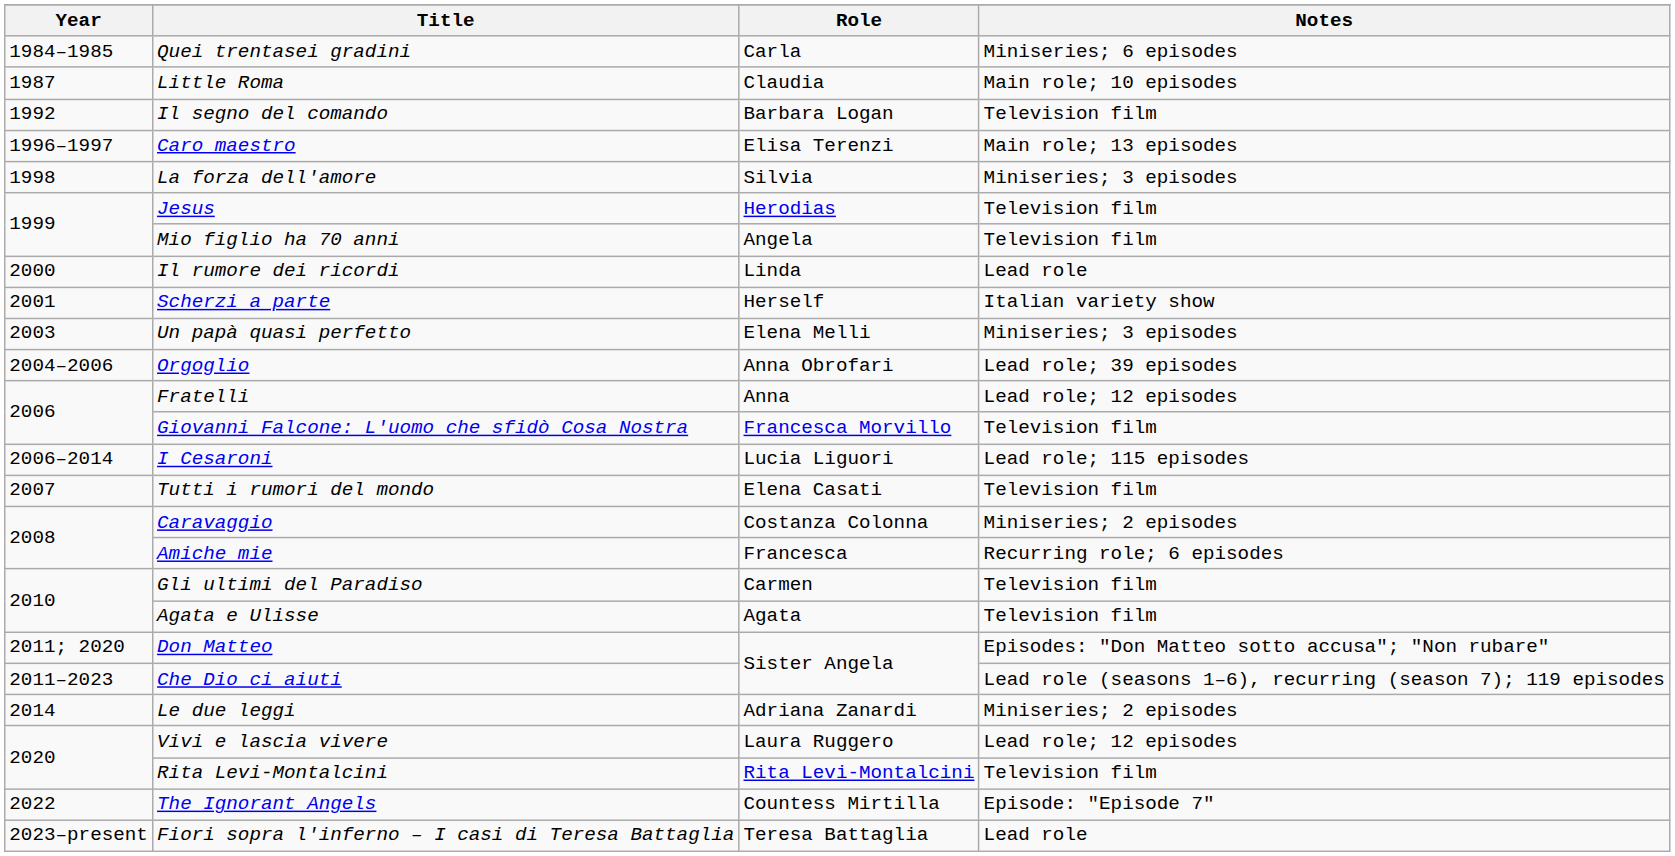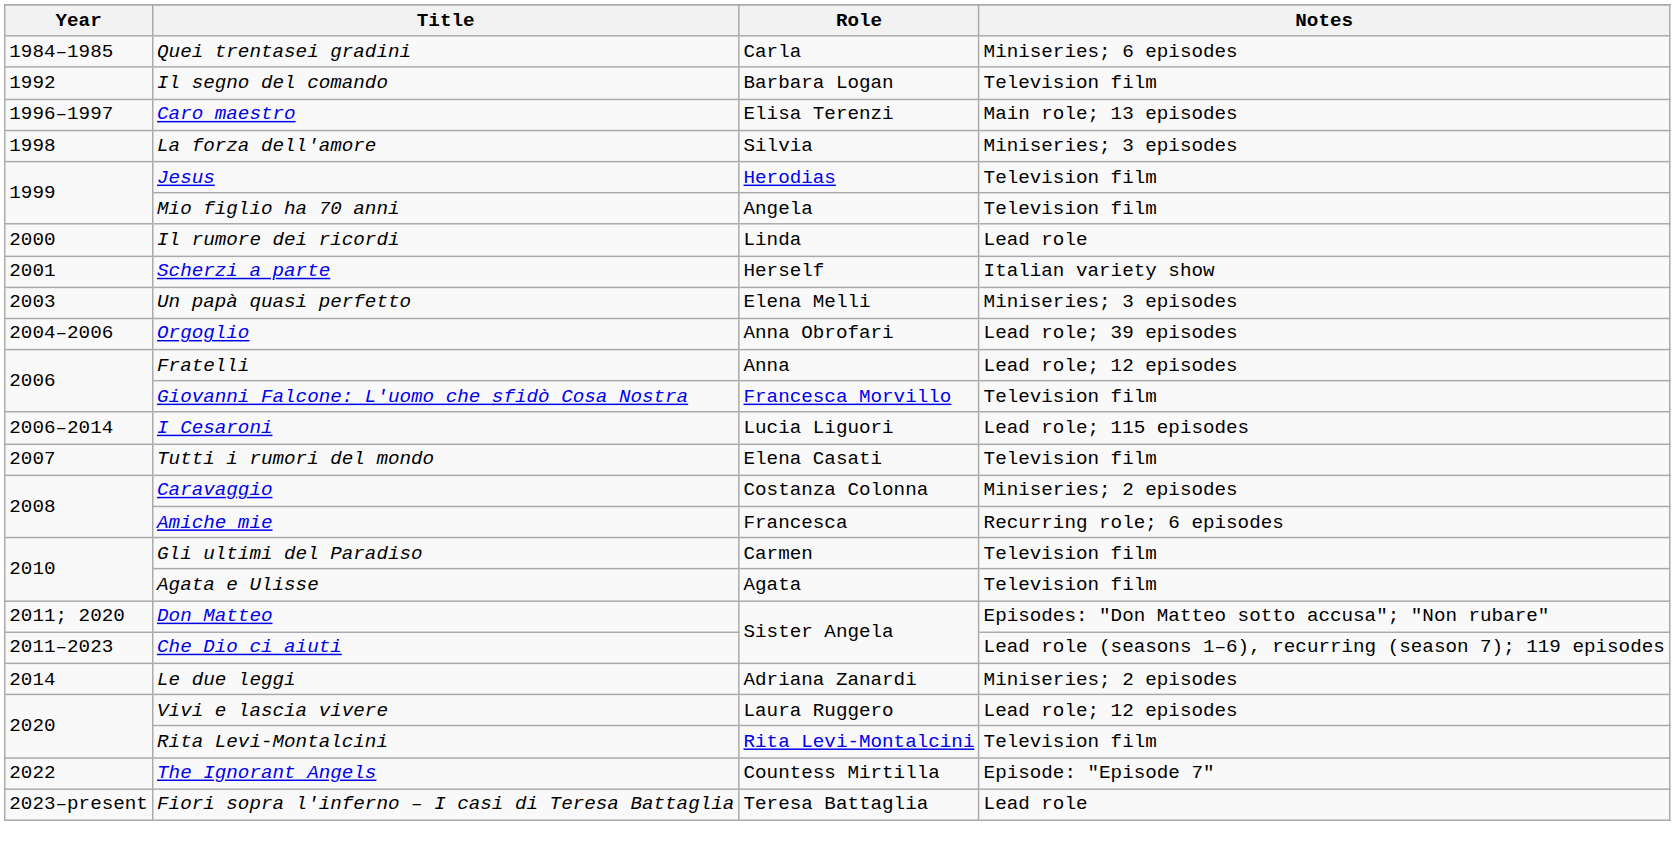- row: (221, 83)
